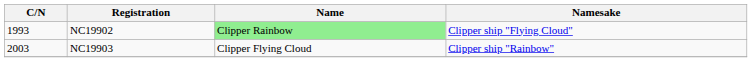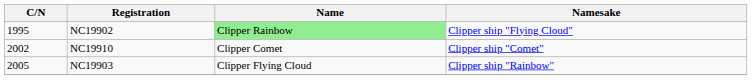(18, 30) 1993 -> (18, 30) 1995
+ row: (91, 48)
(18, 48) 2003 -> (18, 65) 2005
